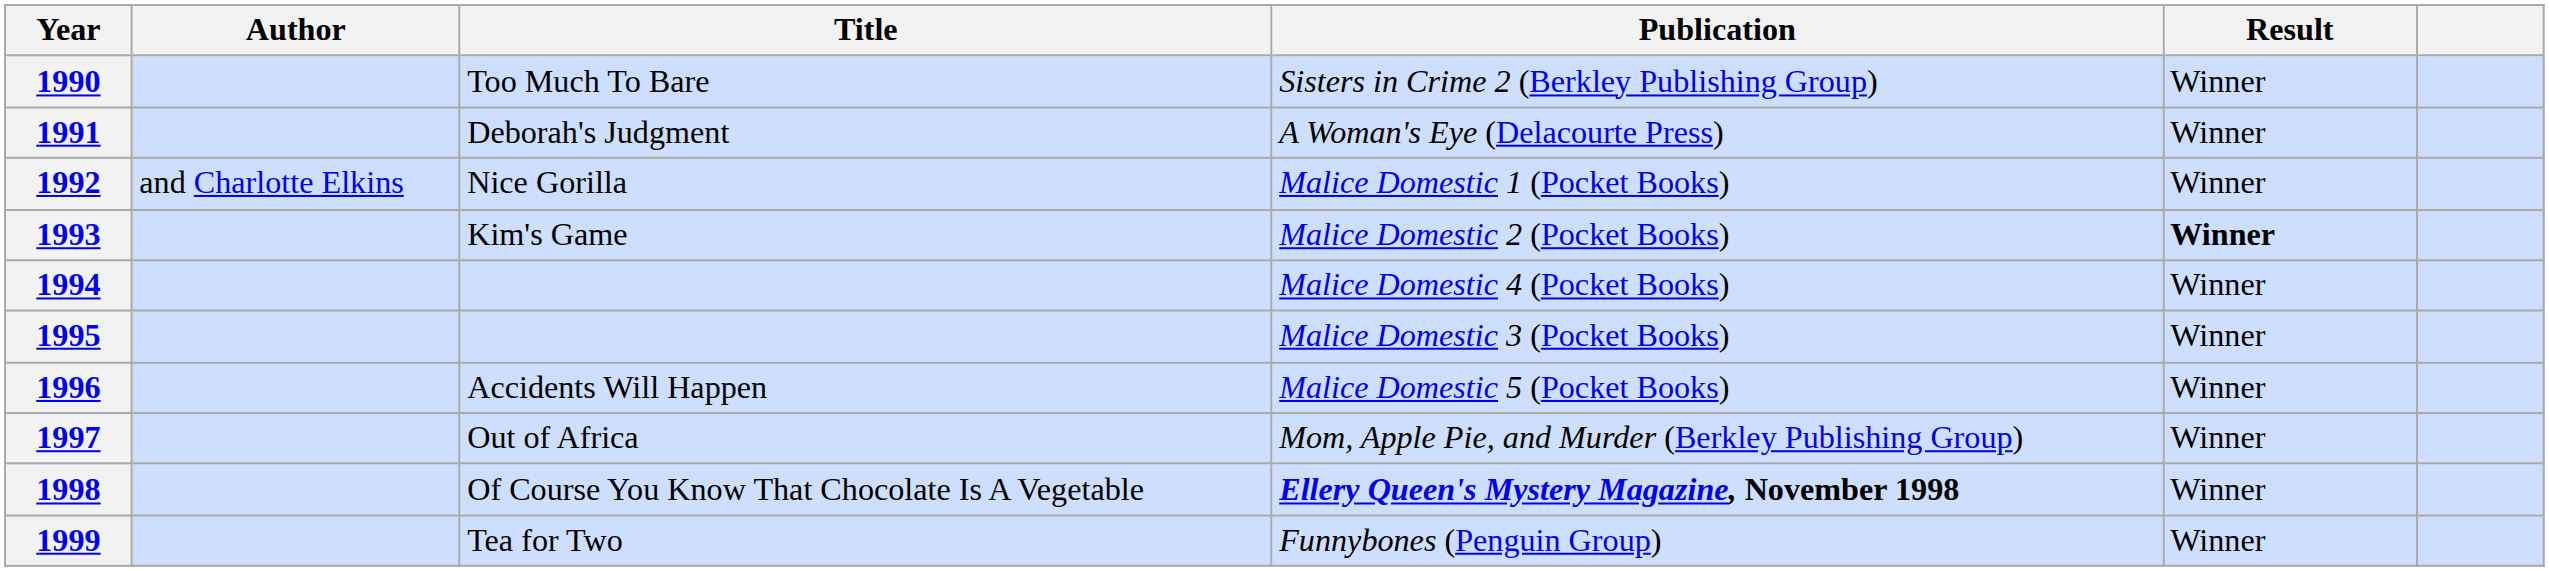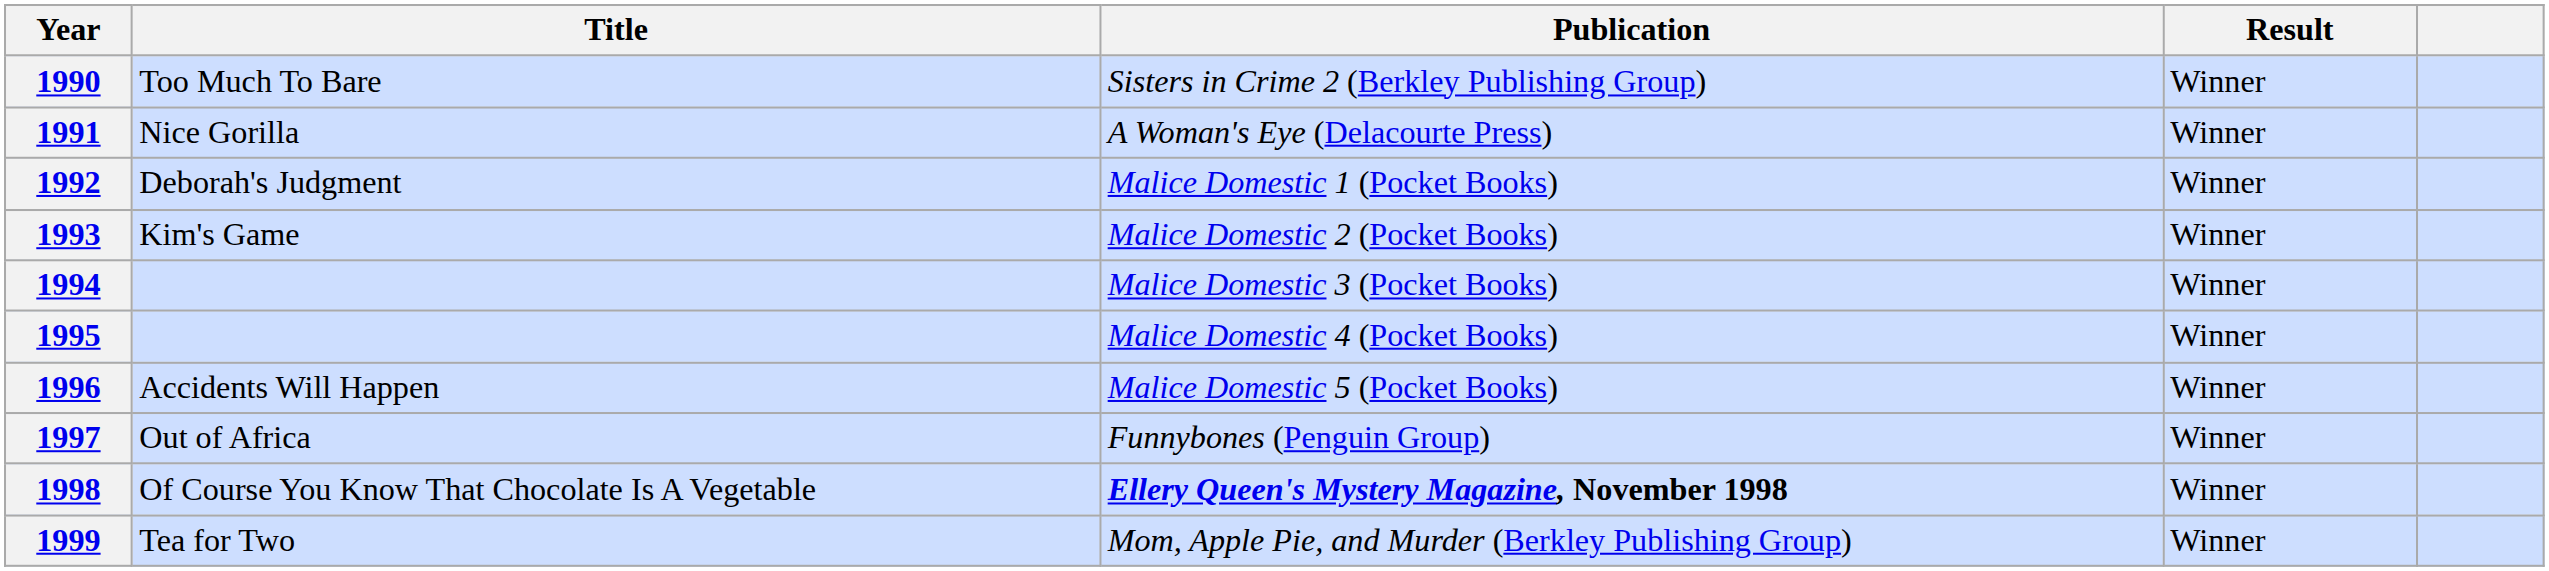- column: (296, 30)
(598, 132) Deborah's Judgment -> (219, 132) Nice Gorilla
(547, 183) Nice Gorilla -> (270, 183) Deborah's Judgment
(2223, 234) bold -> (2218, 234) normal
(1504, 285) Malice Domestic 4 (Pocket Books) -> (1333, 285) Malice Domestic 3 (Pocket Books)
(1504, 336) Malice Domestic 3 (Pocket Books) -> (1333, 336) Malice Domestic 4 (Pocket Books)
(1651, 438) Mom, Apple Pie, and Murder (Berkley Publishing Group) -> (1299, 438) Funnybones (Penguin Group)
(1470, 540) Funnybones (Penguin Group) -> (1480, 540) Mom, Apple Pie, and Murder (Berkley Publishing Group)
